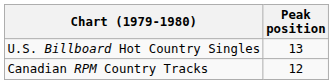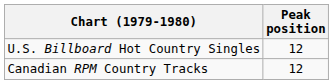(296, 49) 13 -> (296, 49) 12
